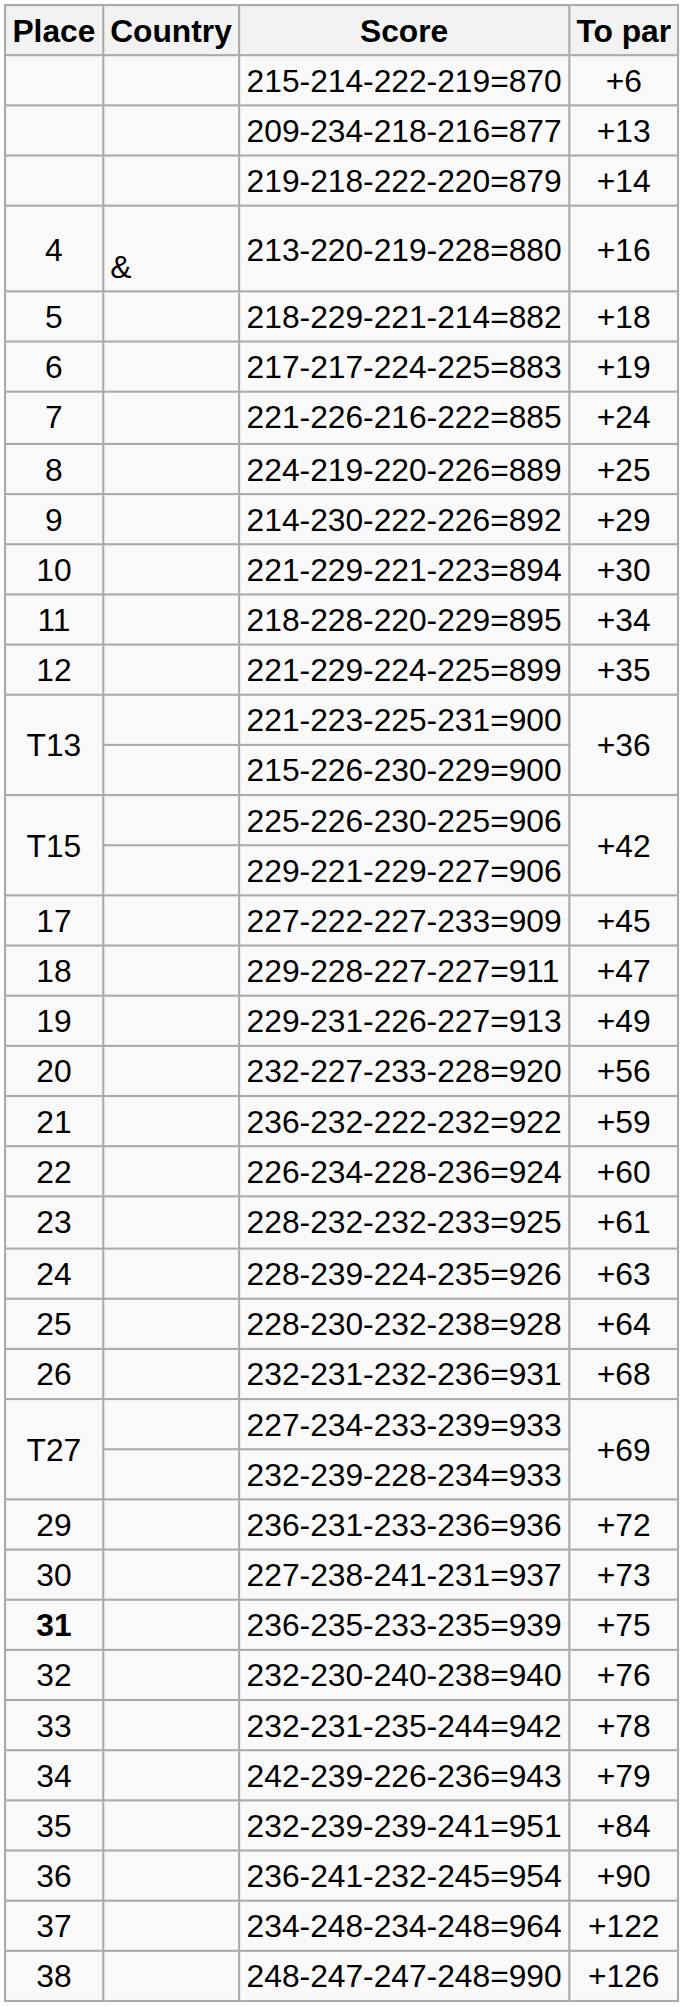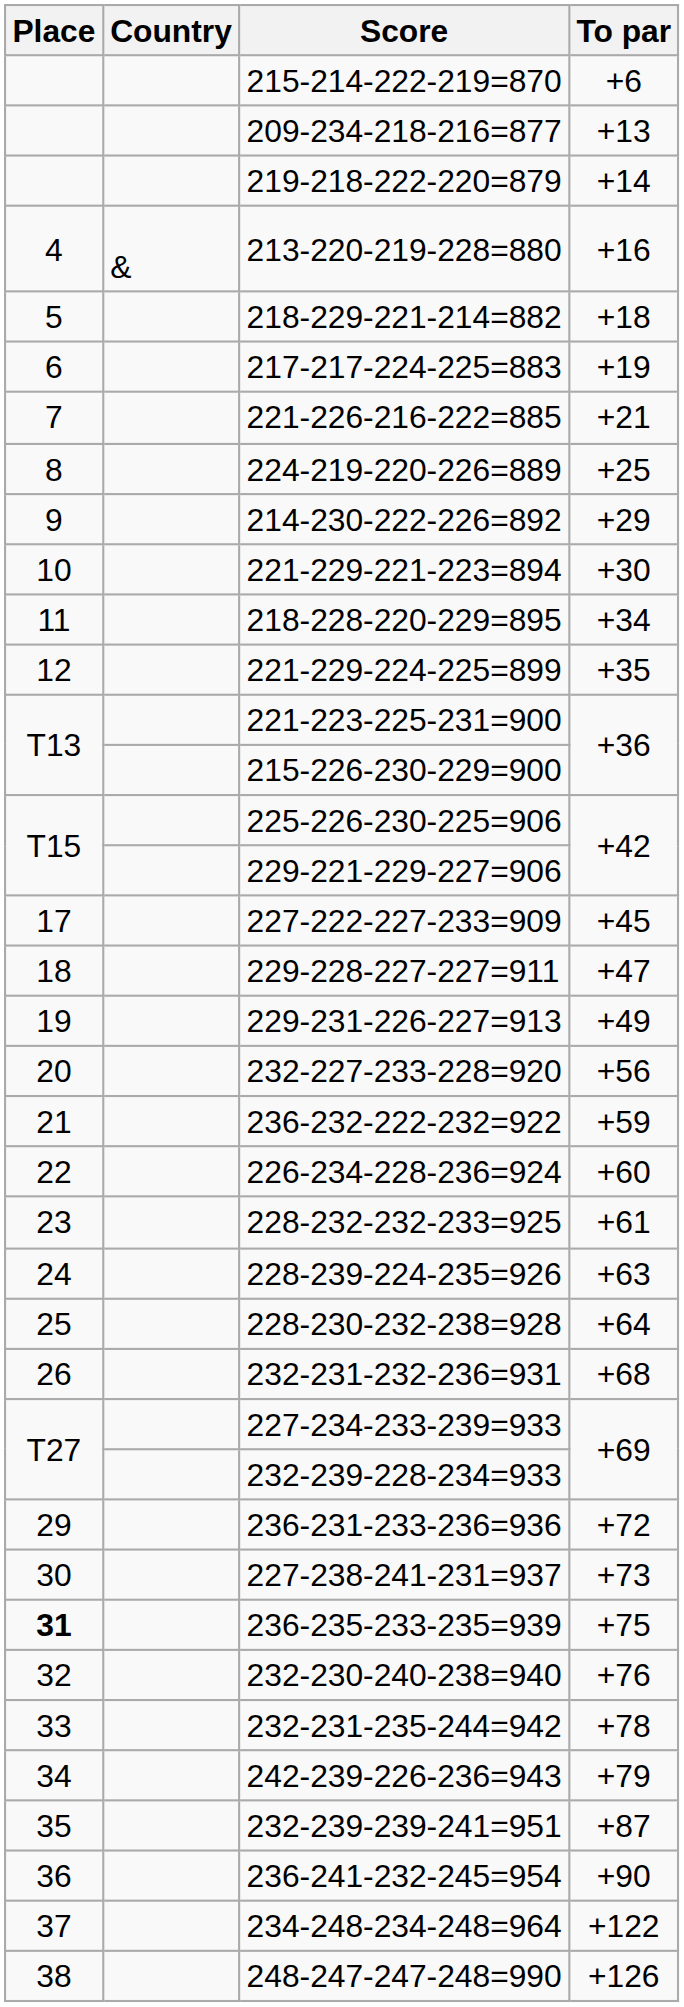(624, 418) +24 -> (624, 418) +21
(624, 1826) +84 -> (624, 1826) +87
